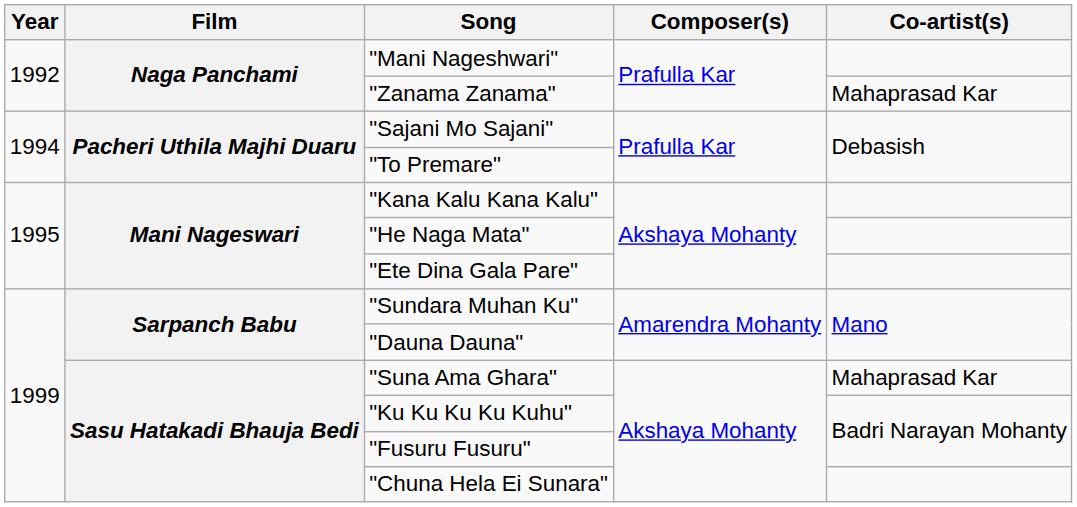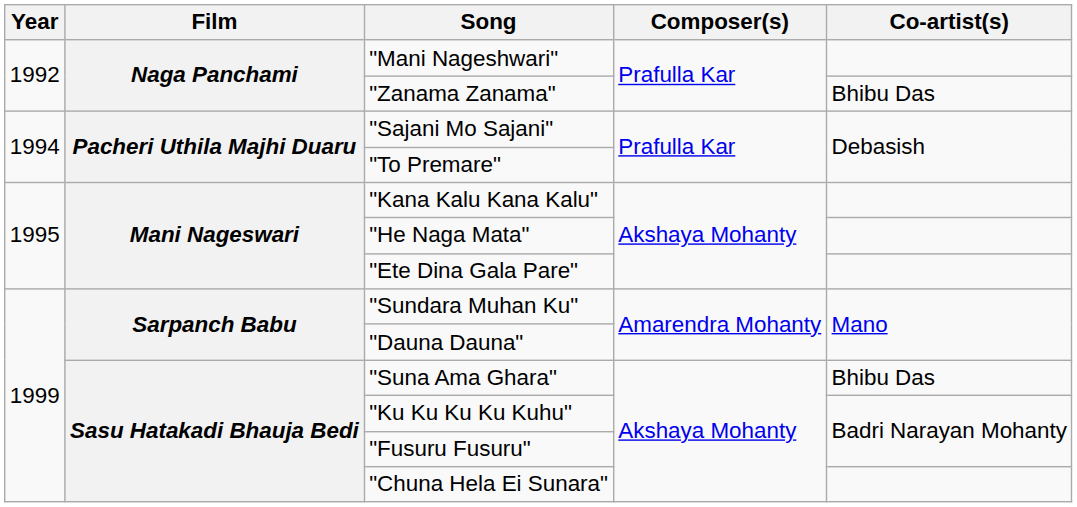(914, 93) Mahaprasad Kar -> (883, 93) Bhibu Das
(914, 377) Mahaprasad Kar -> (883, 377) Bhibu Das
